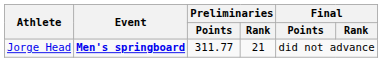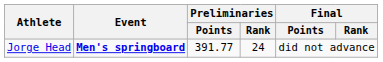(214, 48) 311.77 -> (214, 48) 391.77
(258, 48) 21 -> (258, 48) 24
